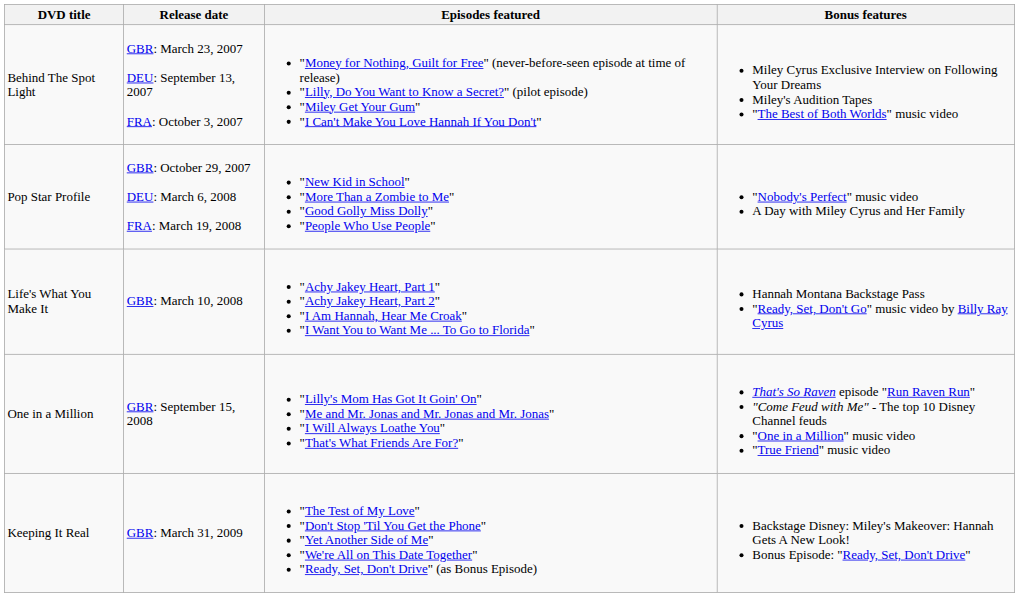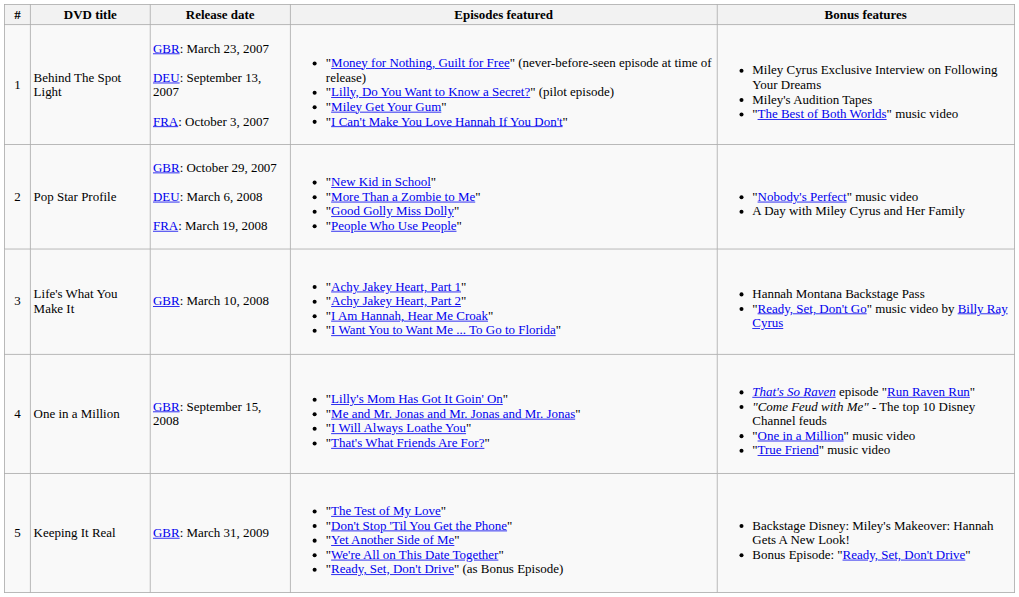+ column: (18, 14)
